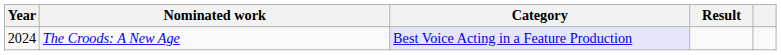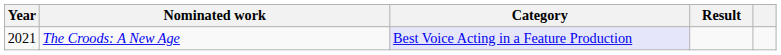(22, 38) 2024 -> (22, 38) 2021
